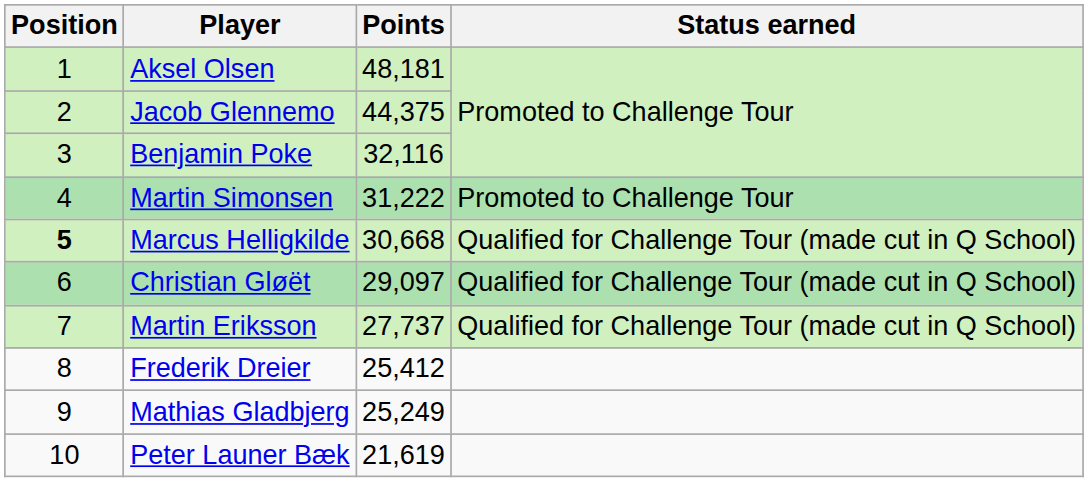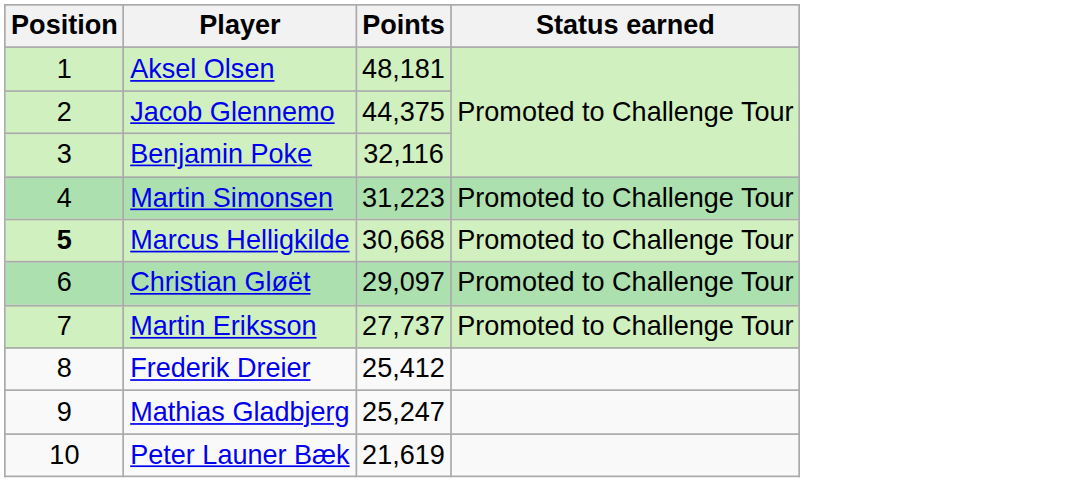(403, 197) 31,222 -> (403, 197) 31,223
(767, 240) Qualified for Challenge Tour (made cut in Q School) -> (625, 240) Promoted to Challenge Tour
(767, 283) Qualified for Challenge Tour (made cut in Q School) -> (625, 283) Promoted to Challenge Tour
(767, 326) Qualified for Challenge Tour (made cut in Q School) -> (625, 326) Promoted to Challenge Tour
(403, 411) 25,249 -> (403, 411) 25,247
